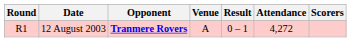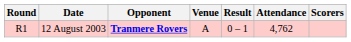(281, 28) 4,272 -> (281, 28) 4,762
